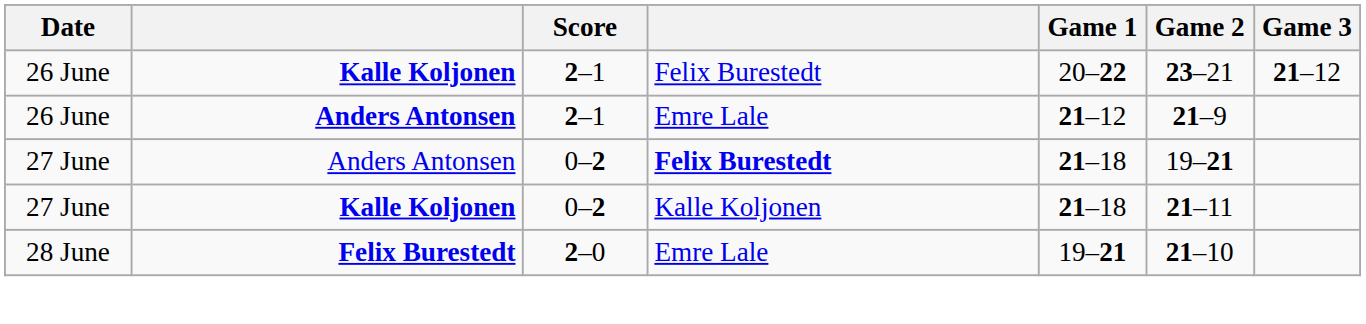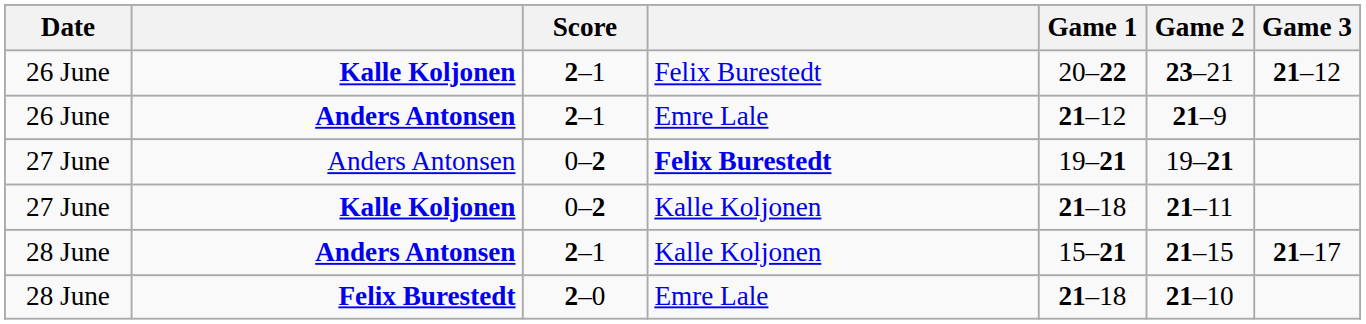(1092, 161) 21–18 -> (1092, 161) 19–21
+ row: (68, 251)
(1092, 251) 19–21 -> (1092, 296) 21–18
